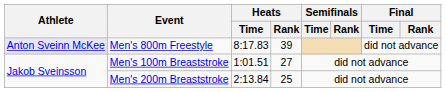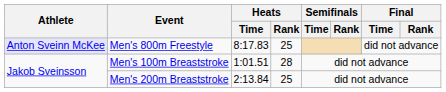(286, 46) 39 -> (286, 46) 25
(286, 63) 27 -> (286, 63) 28
